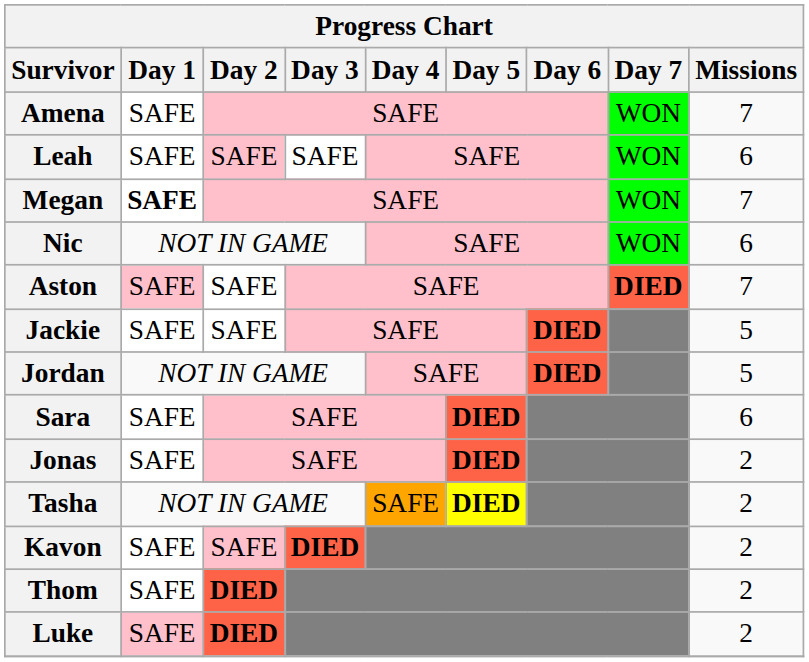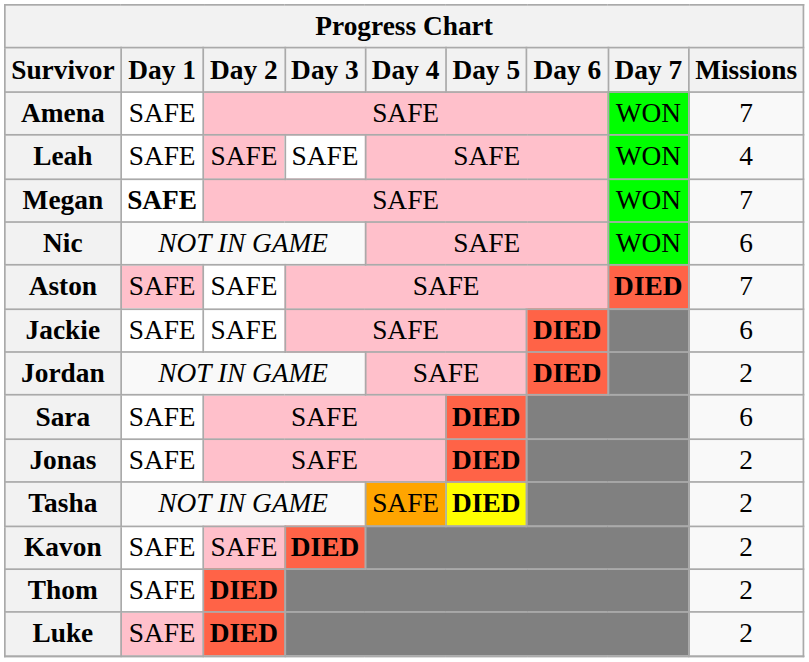(746, 156) 6 -> (746, 156) 4
(746, 329) 5 -> (746, 329) 6
(746, 373) 5 -> (746, 373) 2
